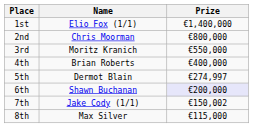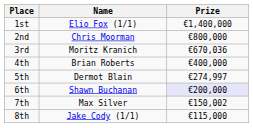(208, 50) €550,000 -> (208, 50) €670,036
(103, 103) Jake Cody (1/1) -> (103, 103) Max Silver
(103, 116) Max Silver -> (103, 116) Jake Cody (1/1)
